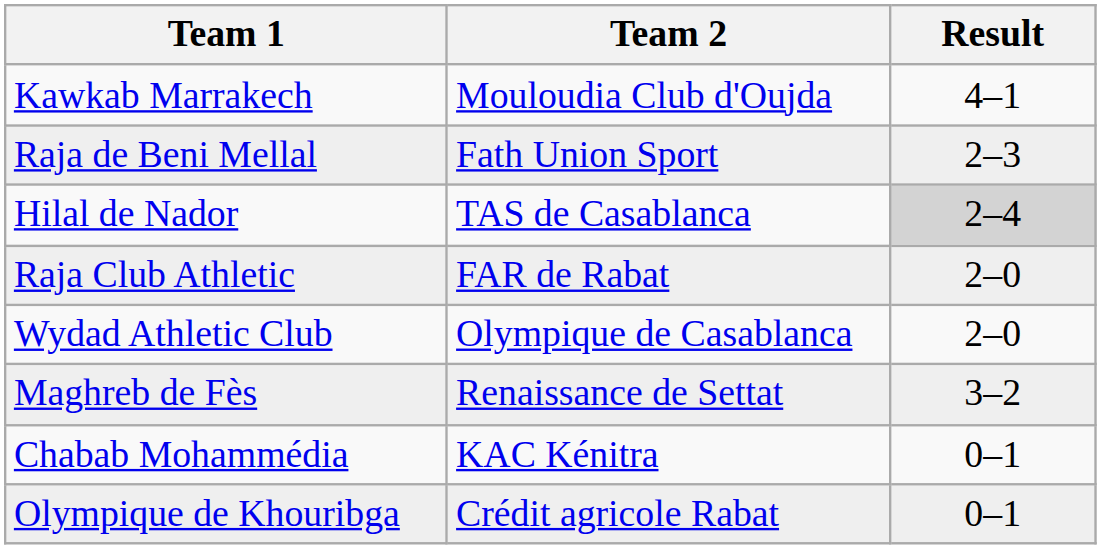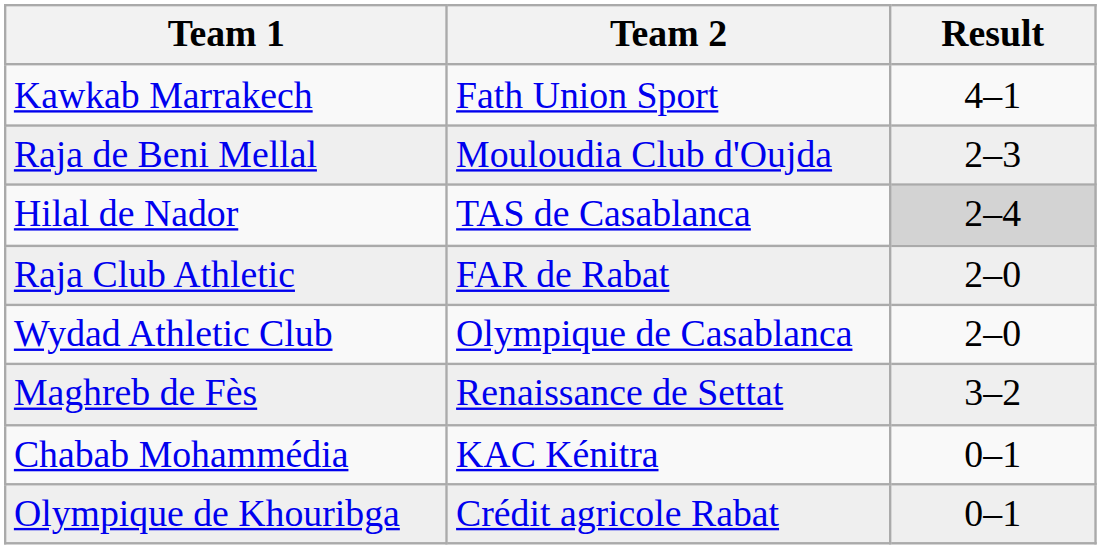(644, 94) Mouloudia Club d'Oujda -> (587, 94) Fath Union Sport
(587, 154) Fath Union Sport -> (644, 154) Mouloudia Club d'Oujda
